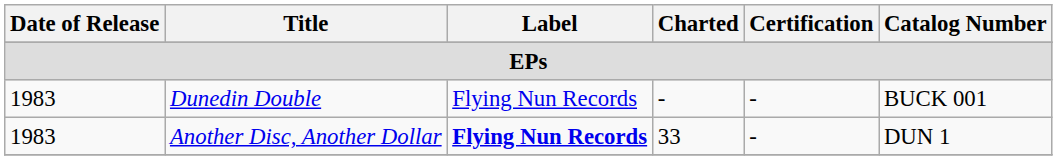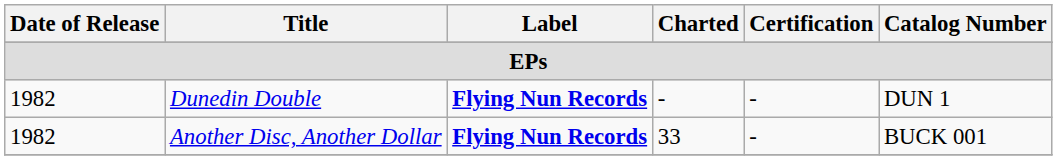(33, 98) 1983 -> (33, 98) 1982
(545, 98) normal -> (550, 98) bold
(936, 98) BUCK 001 -> (917, 98) DUN 1
(33, 136) 1983 -> (33, 136) 1982
(917, 136) DUN 1 -> (936, 136) BUCK 001
